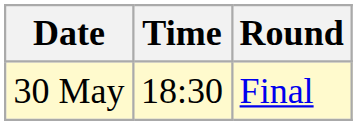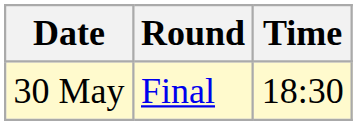columns swapped: (182, 33) <-> (292, 33)
